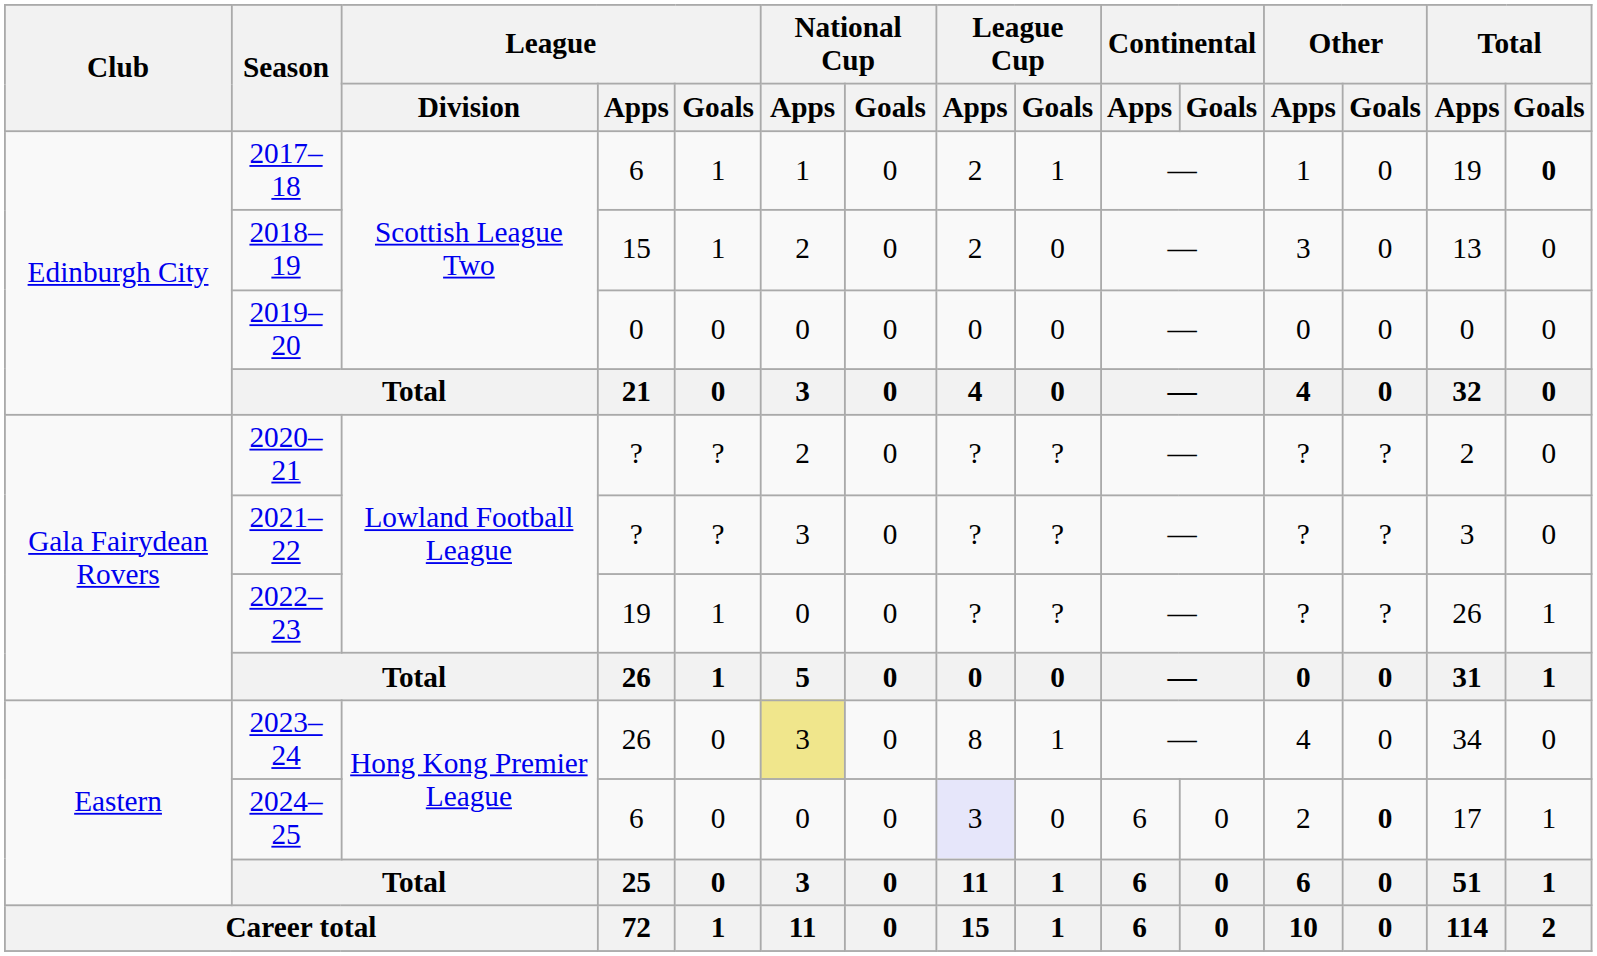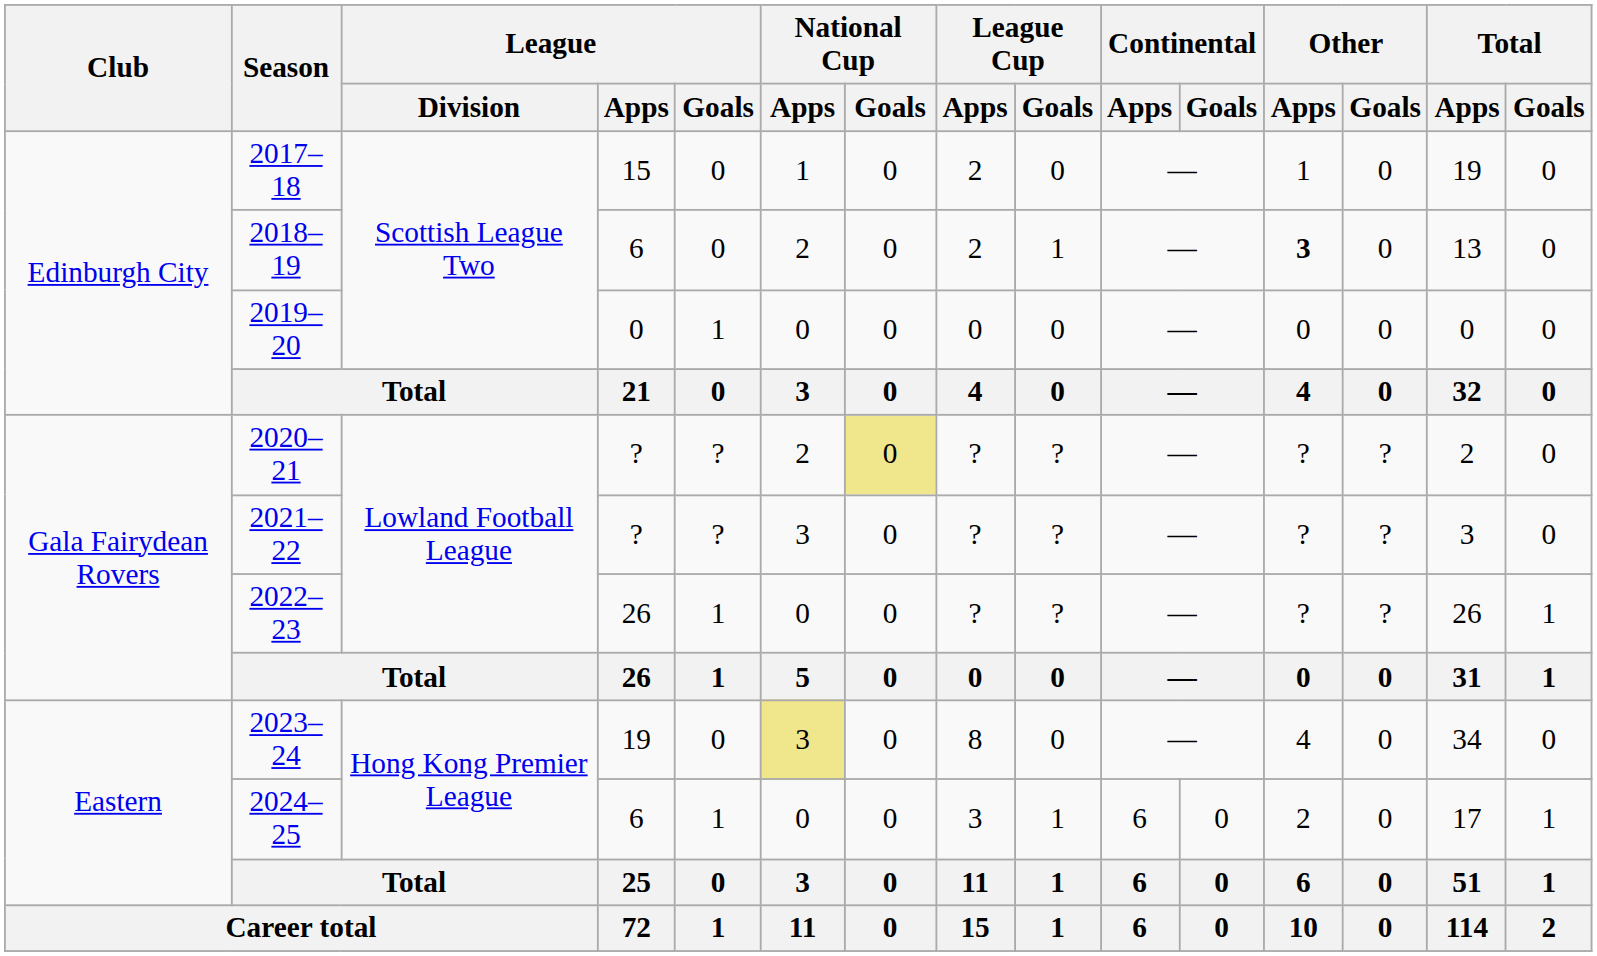(636, 170) 6 -> (636, 170) 15
(718, 170) 1 -> (718, 170) 0
(1057, 170) 1 -> (1057, 170) 0
(1549, 170) bold -> (1549, 170) normal
(636, 249) 15 -> (636, 249) 6
(718, 249) 1 -> (718, 249) 0
(1057, 249) 0 -> (1057, 249) 1
(1303, 249) normal -> (1303, 249) bold
(718, 328) 0 -> (718, 328) 1
(890, 454) no background -> (890, 454) khaki background
(636, 613) 19 -> (636, 613) 26
(636, 739) 26 -> (636, 739) 19
(1057, 739) 1 -> (1057, 739) 0
(718, 818) 0 -> (718, 818) 1
(975, 818) lavender background -> (975, 818) no background
(1057, 818) 0 -> (1057, 818) 1
(1385, 818) bold -> (1385, 818) normal
